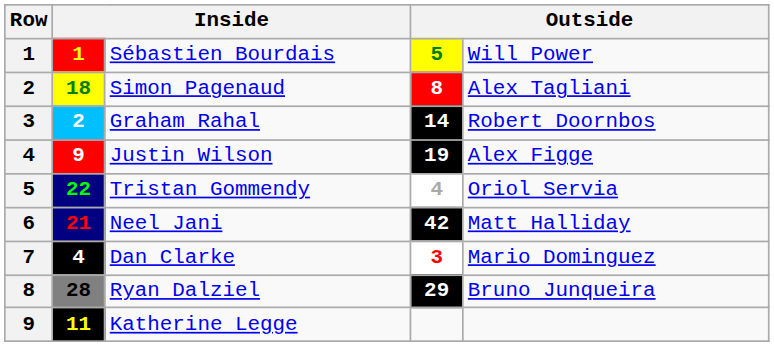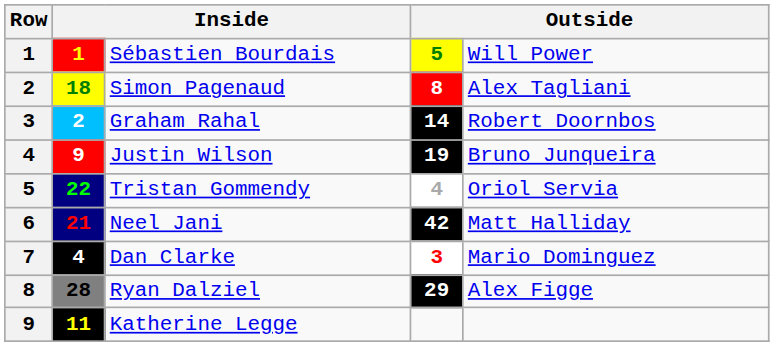(530, 157) Alex Figge -> (562, 157) Bruno Junqueira
(562, 292) Bruno Junqueira -> (530, 292) Alex Figge
